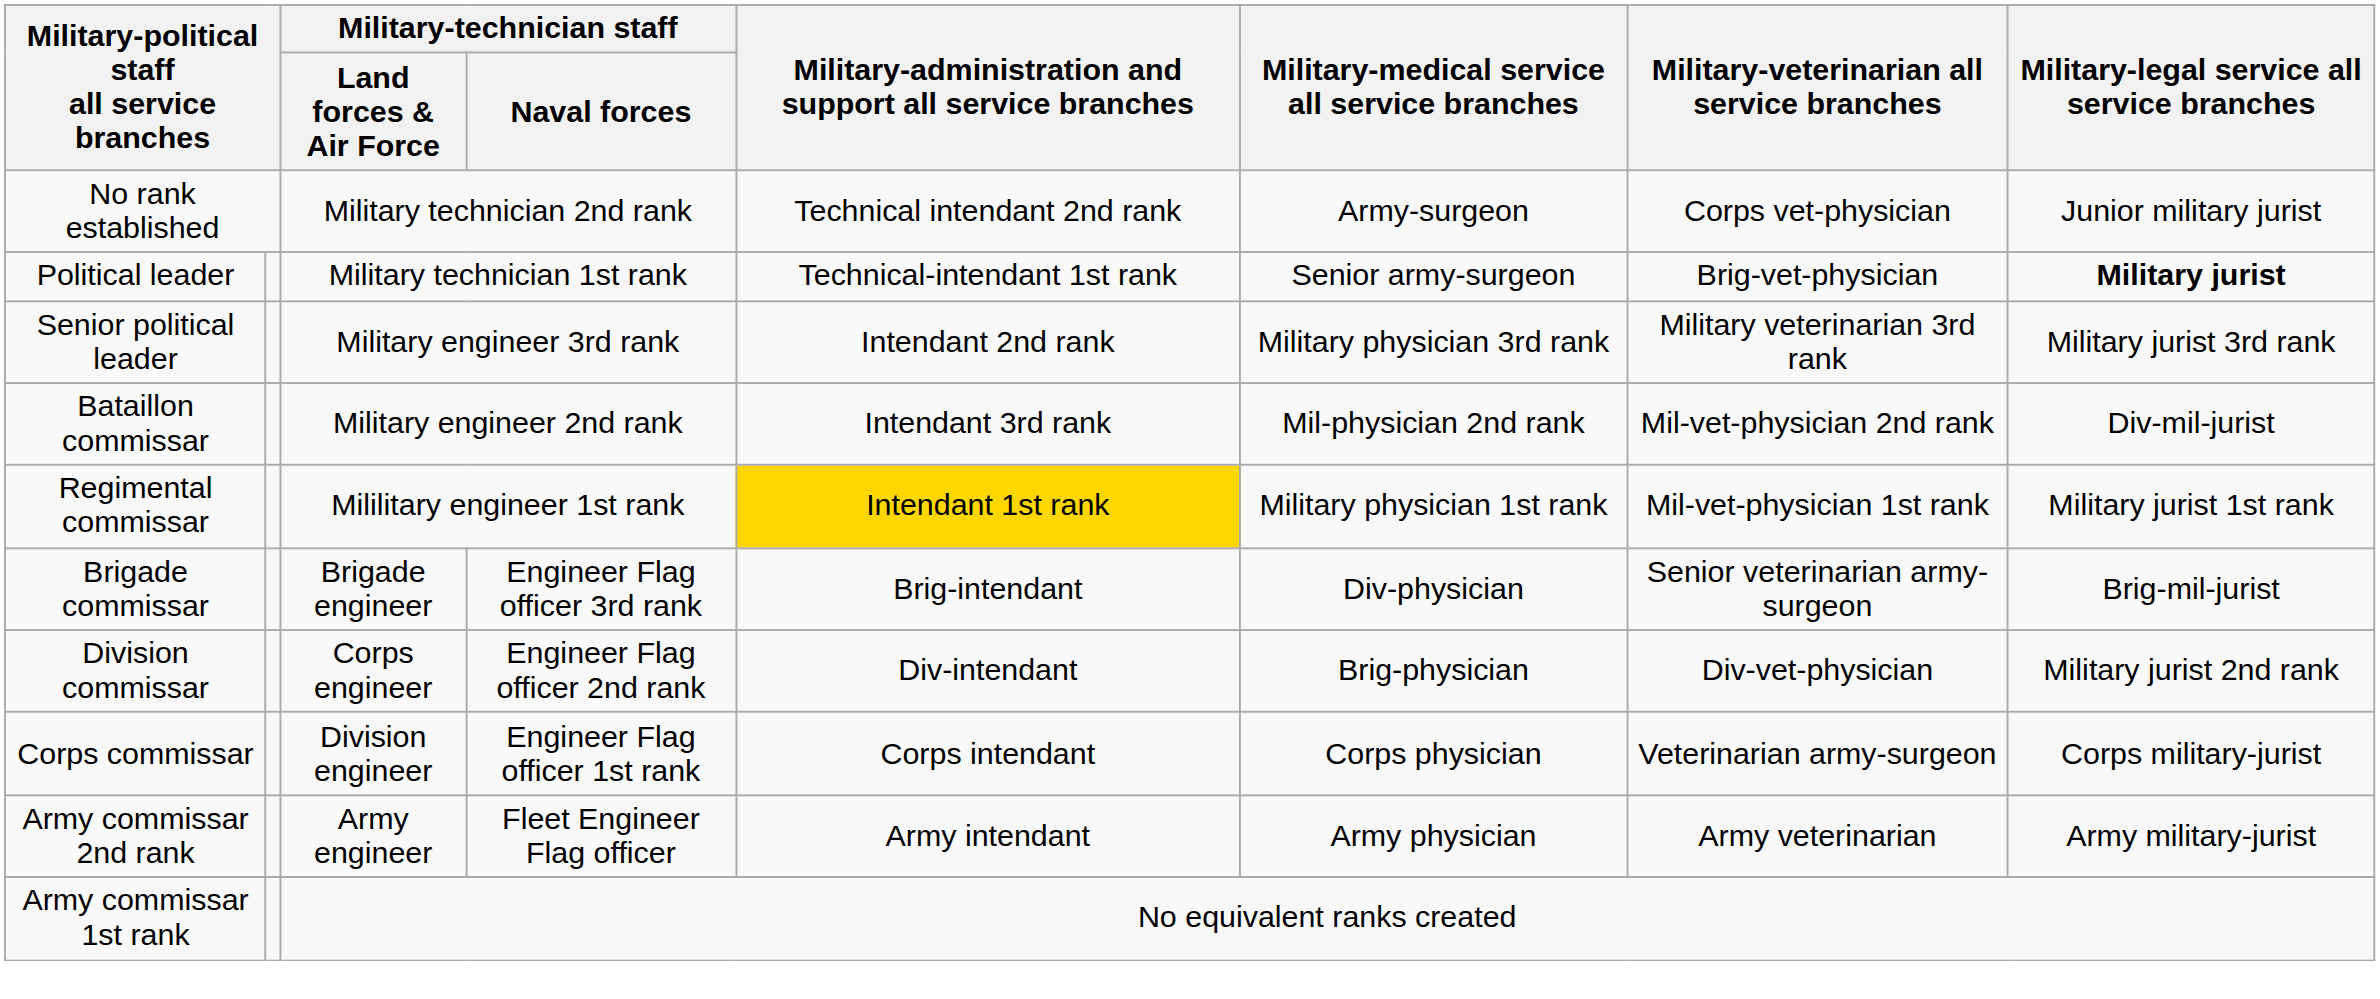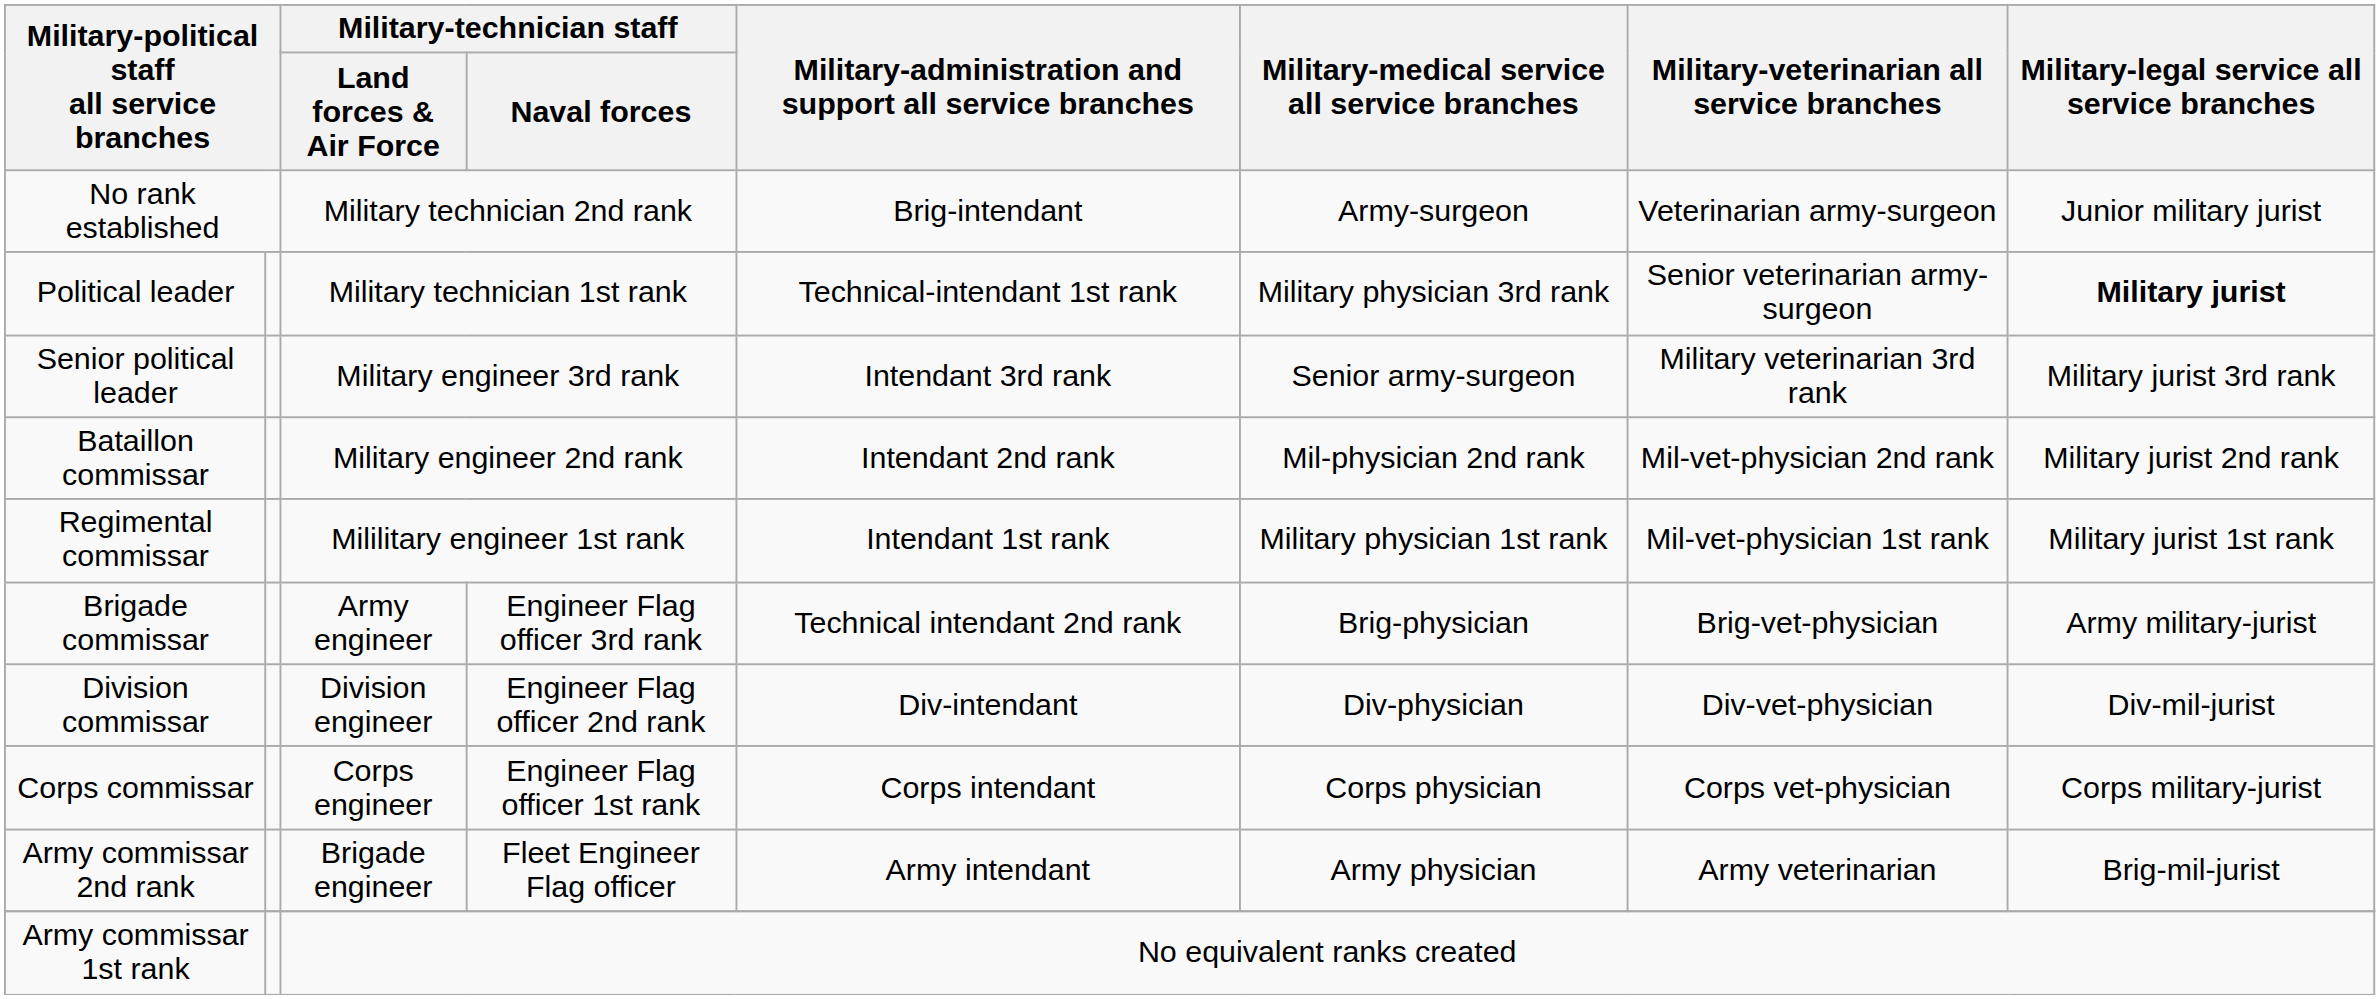(988, 210) Technical intendant 2nd rank -> (988, 210) Brig-intendant
(1817, 210) Corps vet-physician -> (1817, 210) Veterinarian army-surgeon
(1433, 275) Senior army-surgeon -> (1433, 292) Military physician 3rd rank
(1817, 275) Brig-vet-physician -> (1817, 292) Senior veterinarian army-surgeon
(988, 341) Intendant 2nd rank -> (988, 375) Intendant 3rd rank
(1433, 341) Military physician 3rd rank -> (1433, 375) Senior army-surgeon
(988, 423) Intendant 3rd rank -> (988, 457) Intendant 2nd rank
(2191, 423) Div-mil-jurist -> (2191, 457) Military jurist 2nd rank
(988, 505) gold background -> (988, 540) no background
(373, 588) Brigade engineer -> (373, 622) Army engineer
(988, 588) Brig-intendant -> (988, 622) Technical intendant 2nd rank
(1433, 588) Div-physician -> (1433, 622) Brig-physician
(1817, 588) Senior veterinarian army-surgeon -> (1817, 622) Brig-vet-physician
(2191, 588) Brig-mil-jurist -> (2191, 622) Army military-jurist
(373, 670) Corps engineer -> (373, 705) Division engineer
(1433, 670) Brig-physician -> (1433, 705) Div-physician
(2191, 670) Military jurist 2nd rank -> (2191, 705) Div-mil-jurist
(373, 753) Division engineer -> (373, 787) Corps engineer
(1817, 753) Veterinarian army-surgeon -> (1817, 787) Corps vet-physician
(373, 835) Army engineer -> (373, 869) Brigade engineer
(2191, 835) Army military-jurist -> (2191, 869) Brig-mil-jurist
